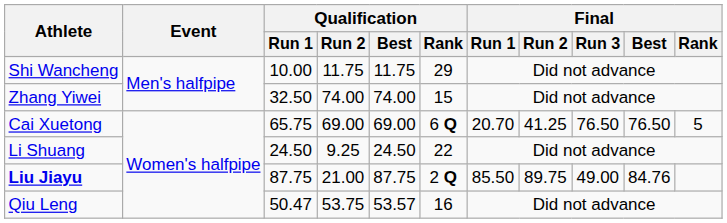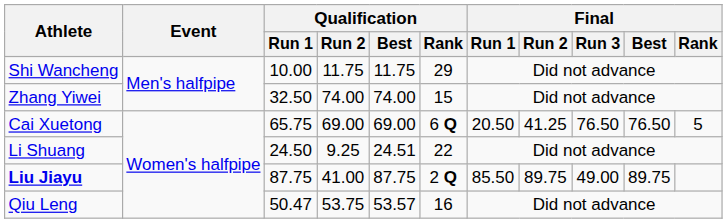(493, 124) 20.70 -> (493, 124) 20.50
(394, 151) 24.50 -> (394, 151) 24.51
(343, 178) 21.00 -> (343, 178) 41.00
(649, 178) 84.76 -> (649, 178) 89.75
